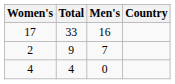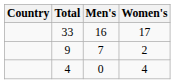columns swapped: (146, 13) <-> (30, 13)
